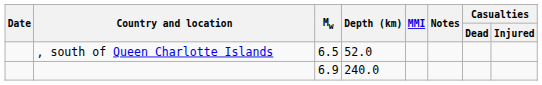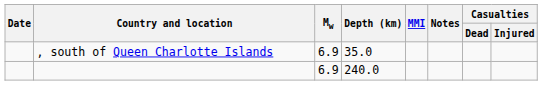(328, 52) 6.5 -> (328, 52) 6.9
(358, 52) 52.0 -> (358, 52) 35.0
